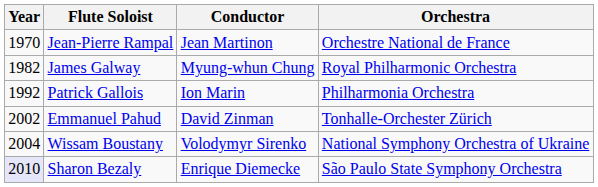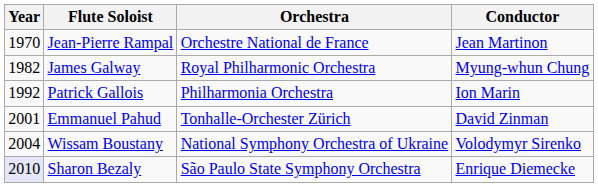columns swapped: (248, 17) <-> (456, 17)
(24, 118) 2002 -> (24, 118) 2001
